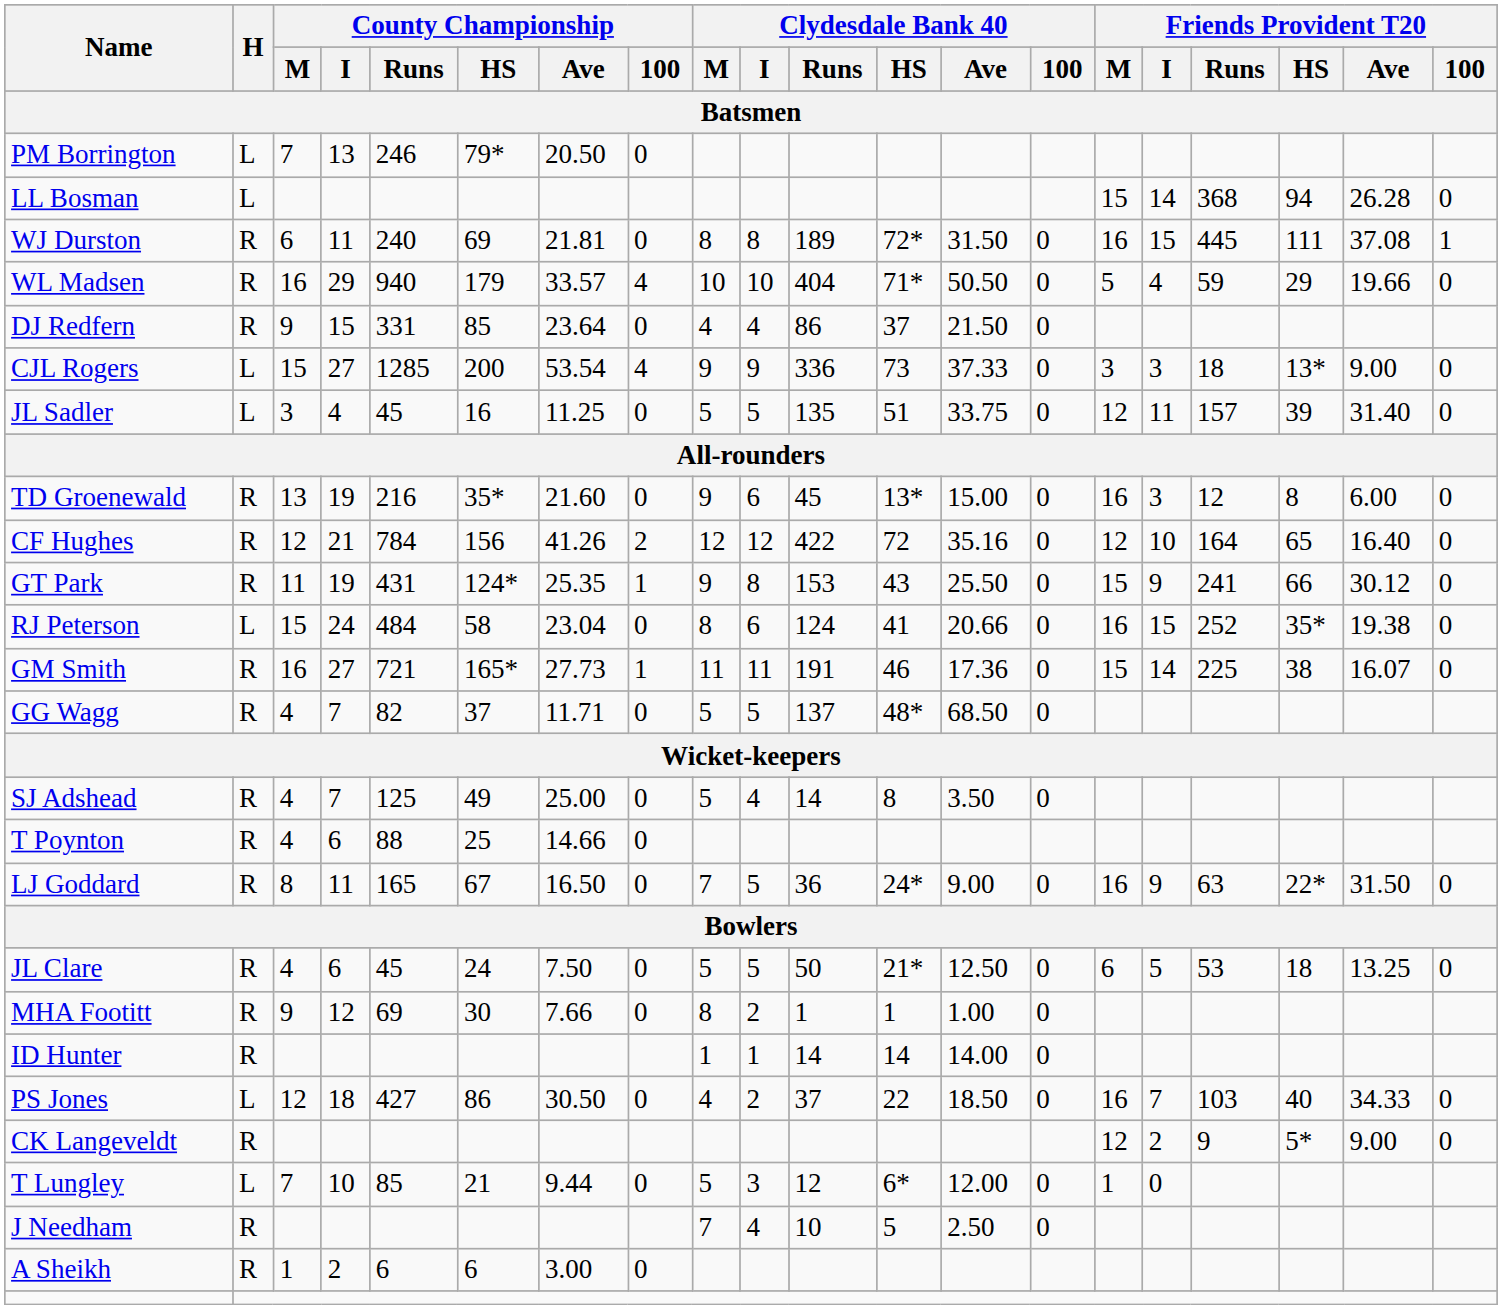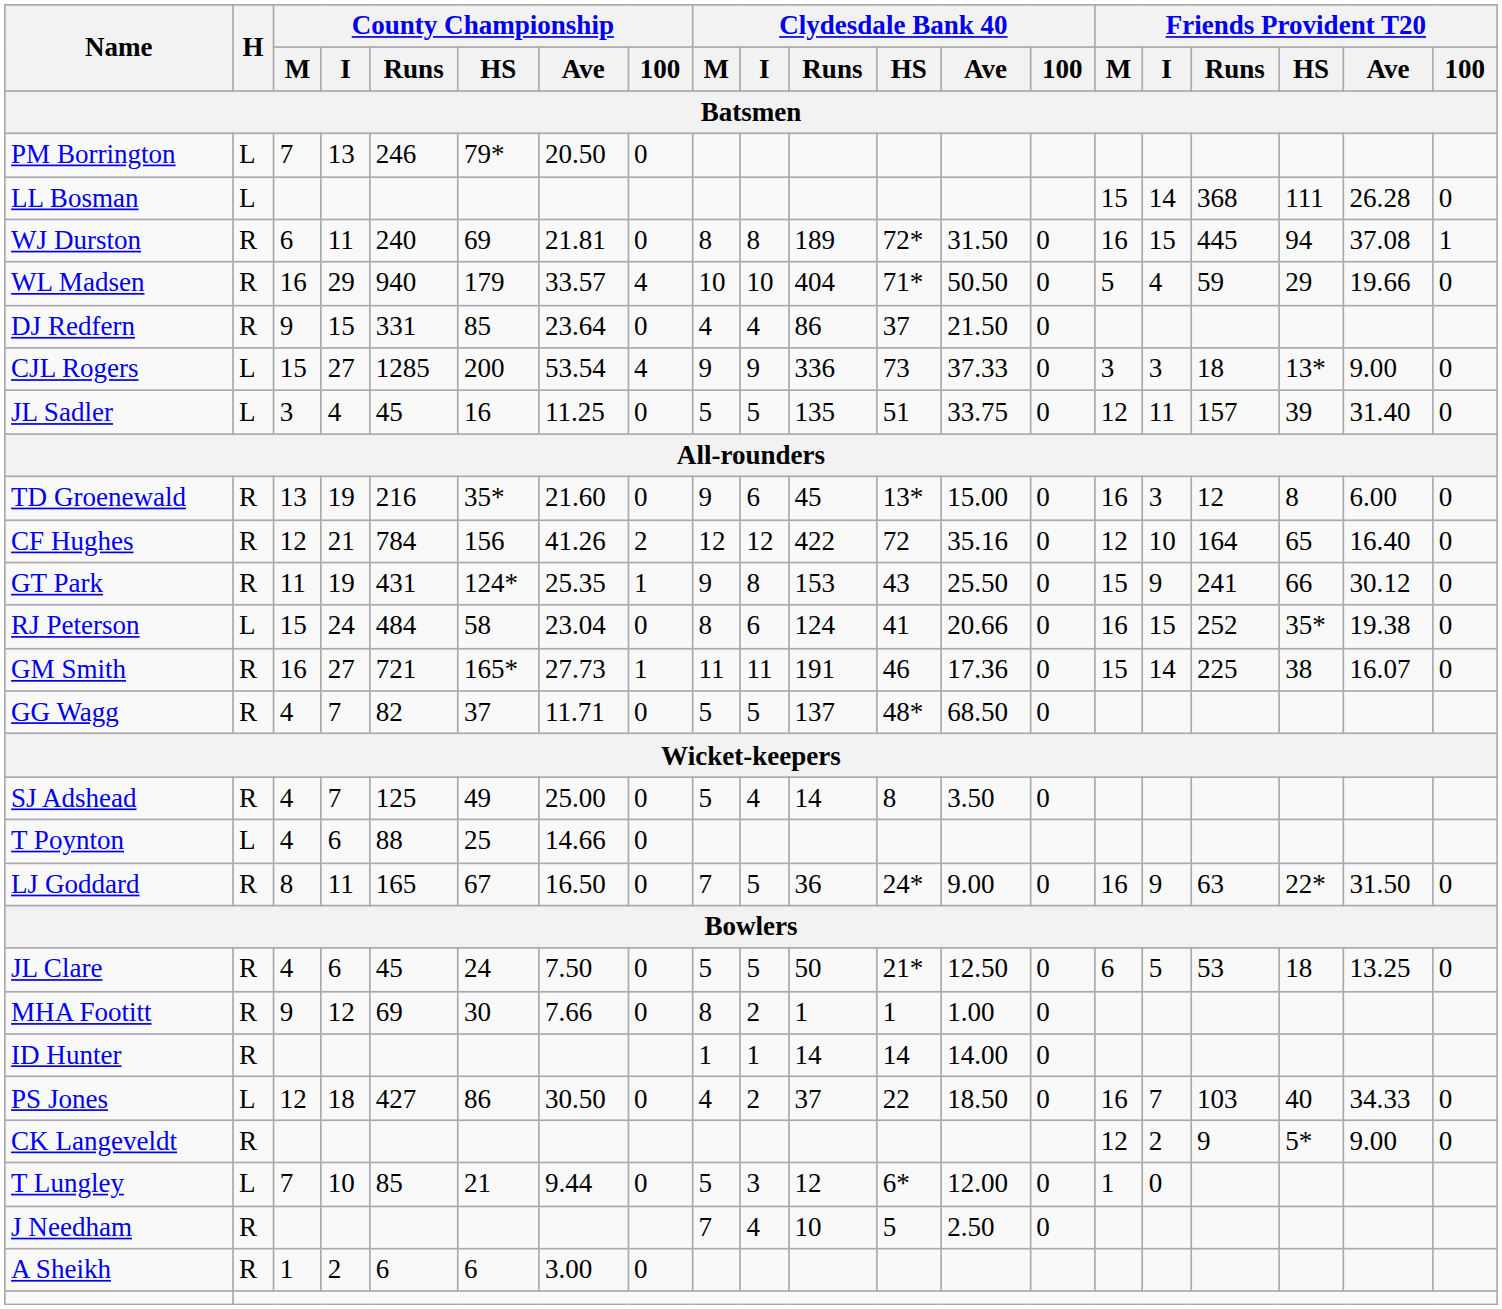(1299, 197) 94 -> (1304, 197) 111
(1304, 240) 111 -> (1299, 240) 94
(248, 840) R -> (247, 840) L
